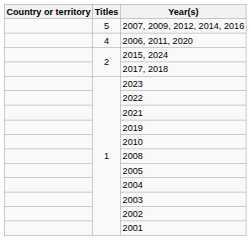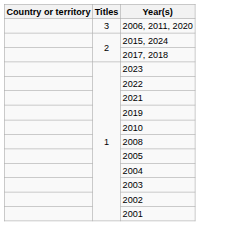- row: (183, 26)
(107, 41) 4 -> (107, 26) 3
